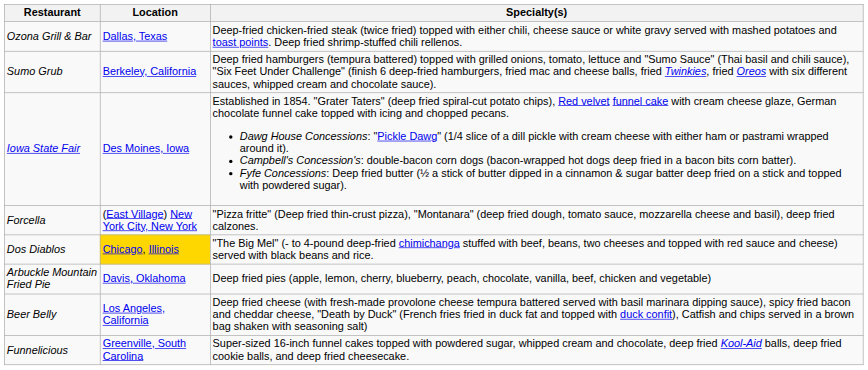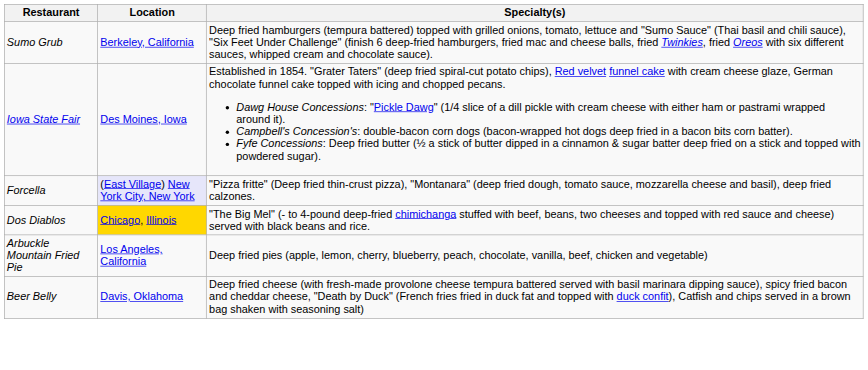- row: (49, 36)
(150, 220) no background -> (147, 190) lavender background
(144, 279) Davis, Oklahoma -> (131, 255) Los Angeles, California
(134, 314) Los Angeles, California -> (142, 297) Davis, Oklahoma
- row: (37, 350)
